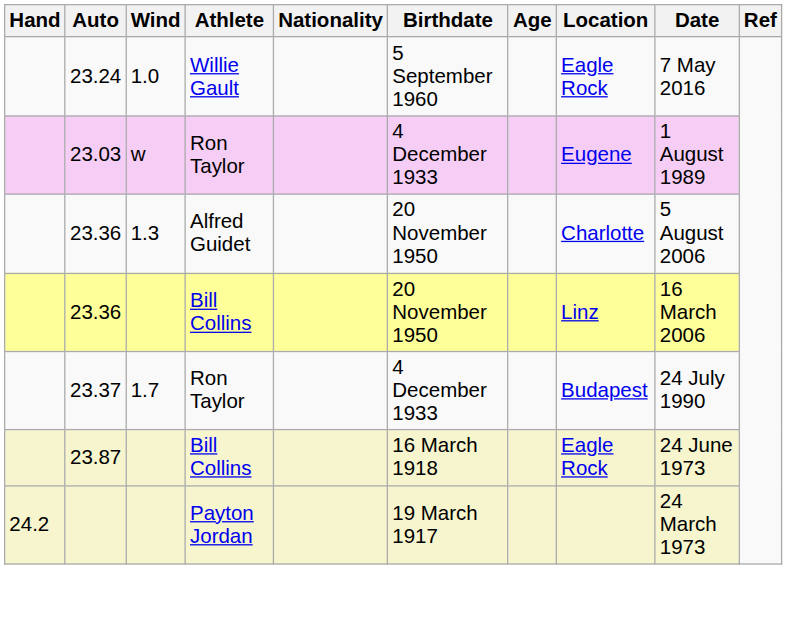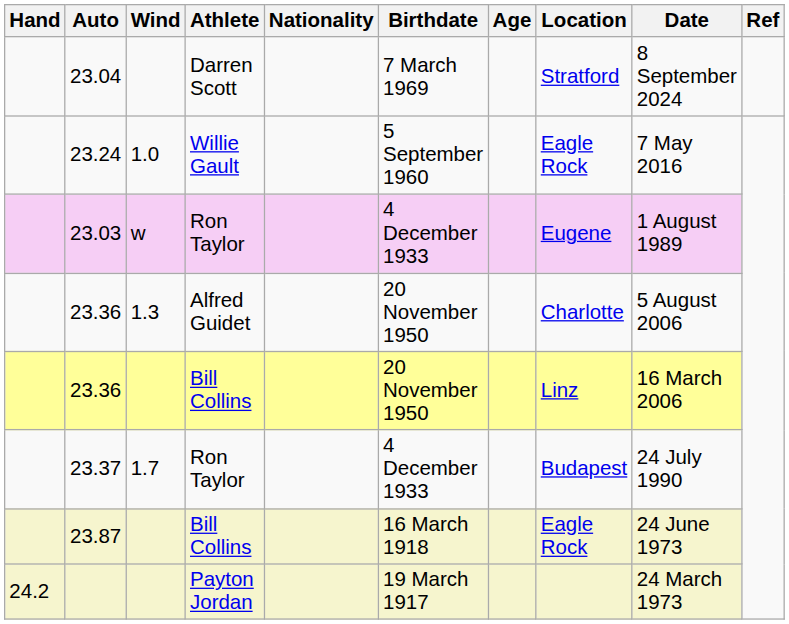+ row: (96, 76)
